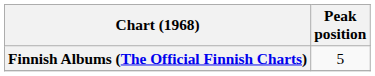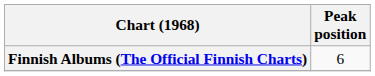(340, 58) 5 -> (340, 58) 6
